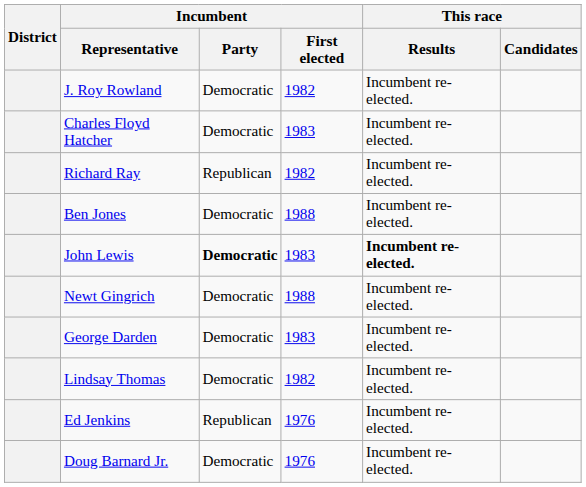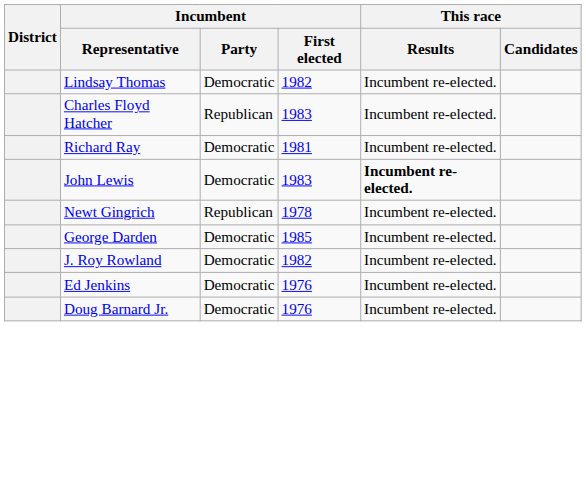rows swapped: (115, 378) <-> (113, 90)
(238, 131) Democratic -> (238, 114) Republican
(237, 172) Republican -> (239, 147) Democratic
(300, 172) 1982 -> (297, 147) 1981
- row: (95, 214)
(240, 255) bold -> (239, 179) normal
(238, 296) Democratic -> (238, 212) Republican
(300, 296) 1988 -> (297, 212) 1978
(300, 337) 1983 -> (297, 236) 1985
(237, 420) Republican -> (239, 284) Democratic
